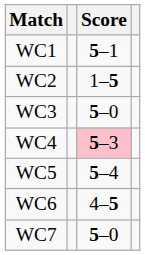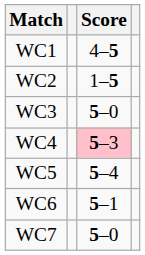(104, 50) 5–1 -> (104, 50) 4–5
(104, 204) 4–5 -> (104, 204) 5–1
